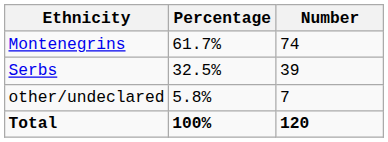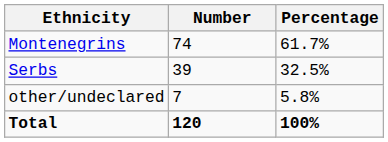columns swapped: (330, 18) <-> (222, 18)
